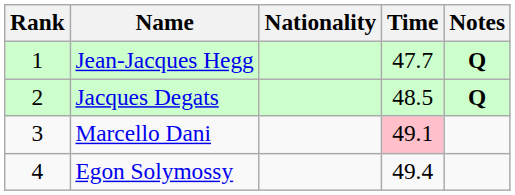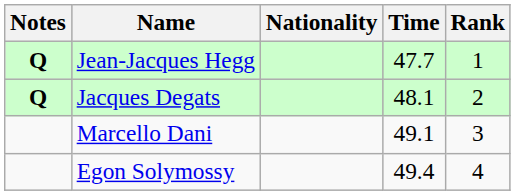columns swapped: (37, 23) <-> (477, 23)
(413, 97) 48.5 -> (414, 97) 48.1
(413, 134) pink background -> (414, 134) no background
